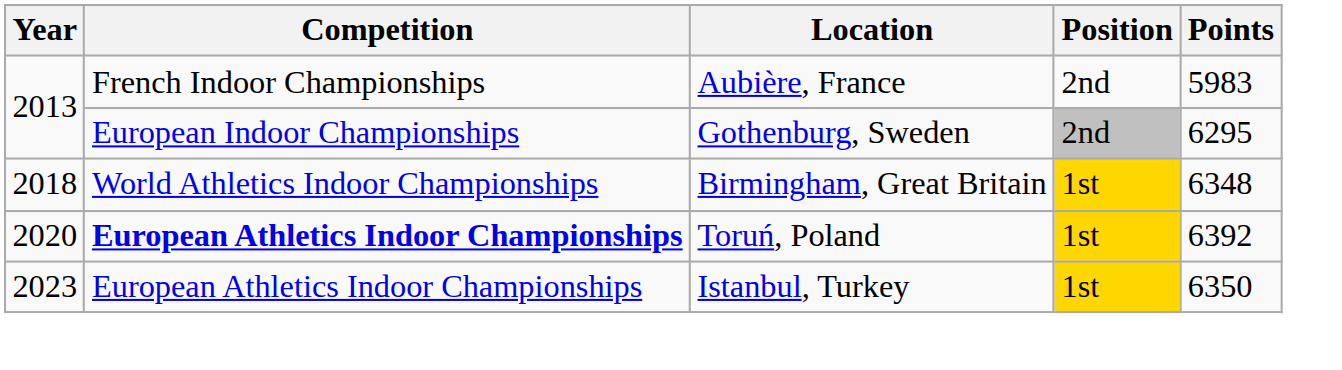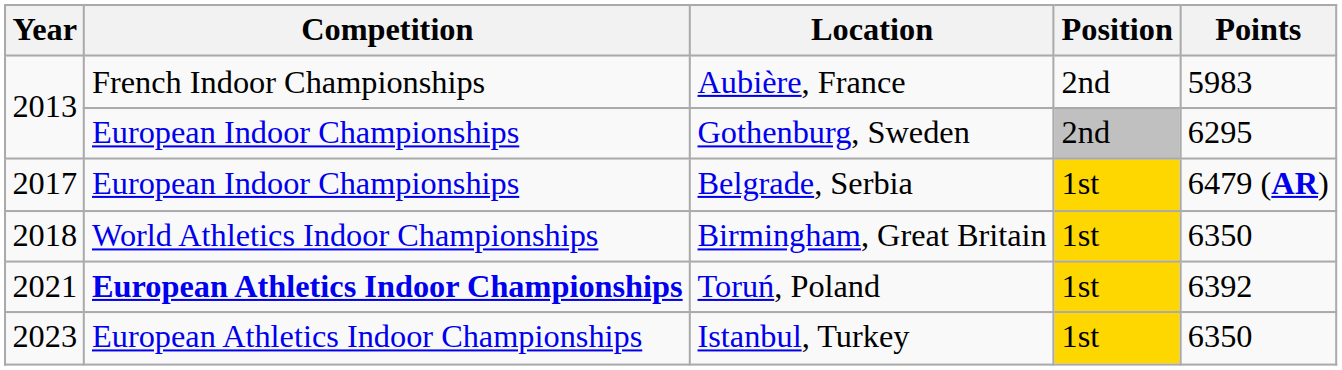+ row: (805, 183)
(1220, 183) 6348 -> (1220, 235) 6350
(45, 235) 2020 -> (45, 286) 2021
